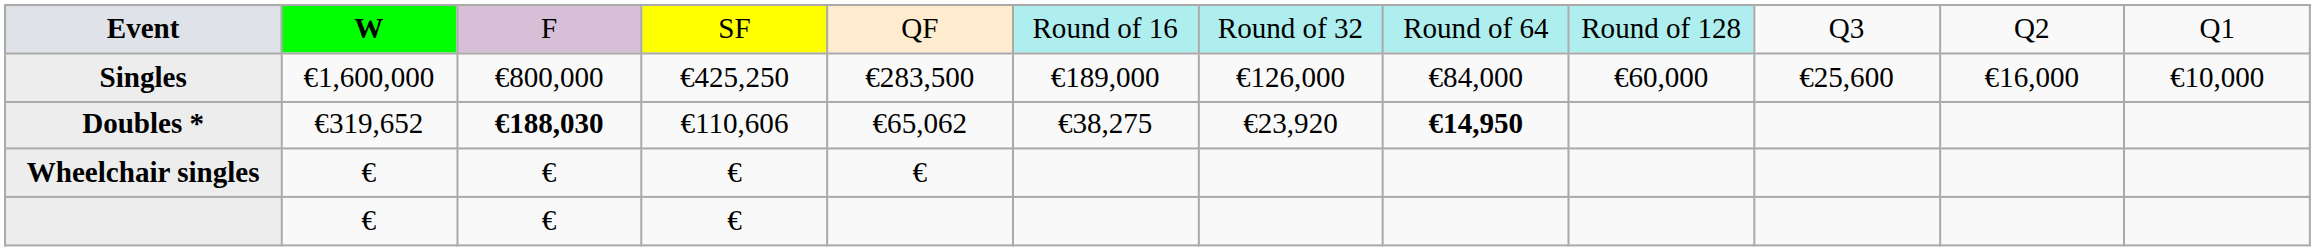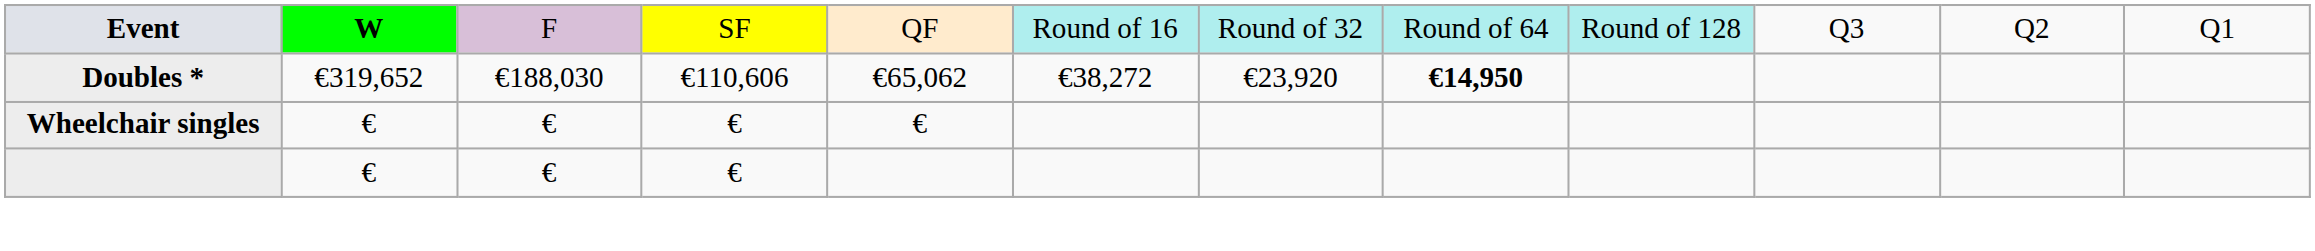- row: (143, 76)
(549, 124) bold -> (549, 76) normal
(1105, 124) €38,275 -> (1105, 76) €38,272
